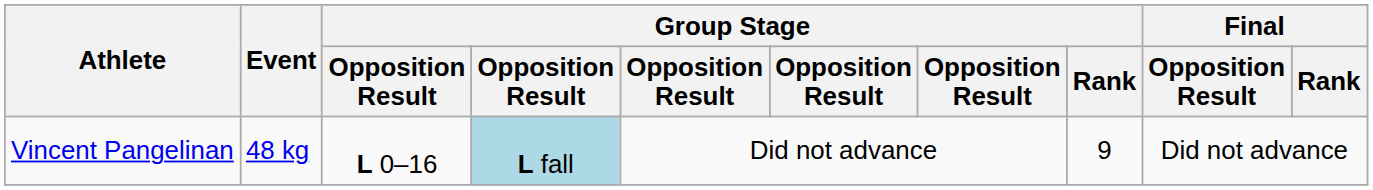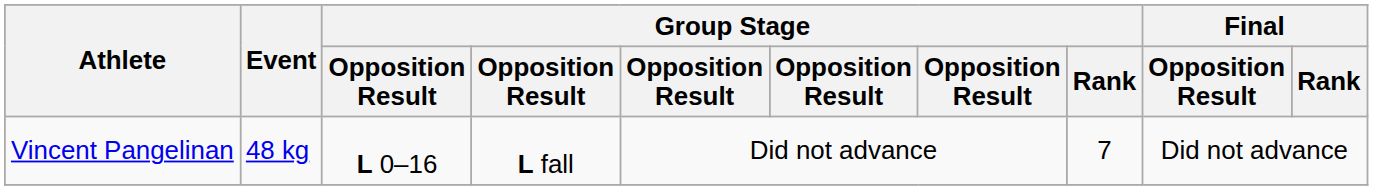(546, 165) lightblue background -> (546, 165) no background
(1104, 151) 9 -> (1104, 151) 7
